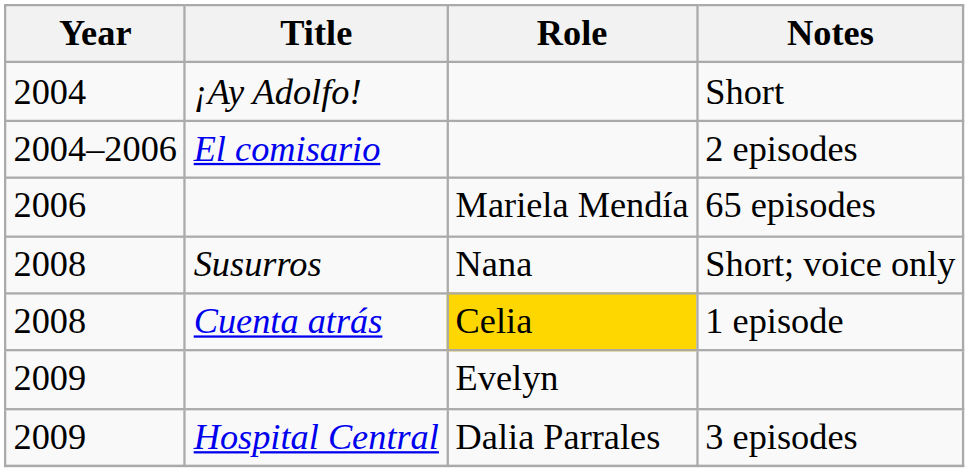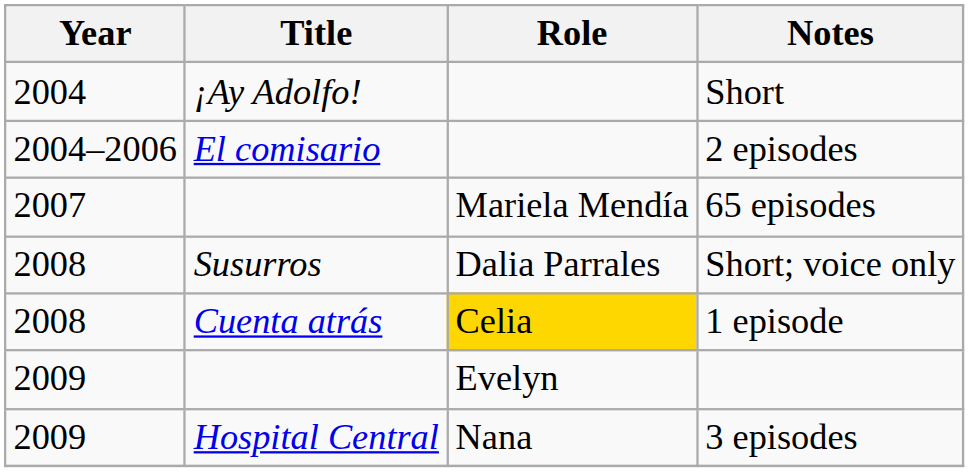(50, 206) 2006 -> (50, 206) 2007
(494, 263) Nana -> (558, 263) Dalia Parrales
(558, 436) Dalia Parrales -> (494, 436) Nana
